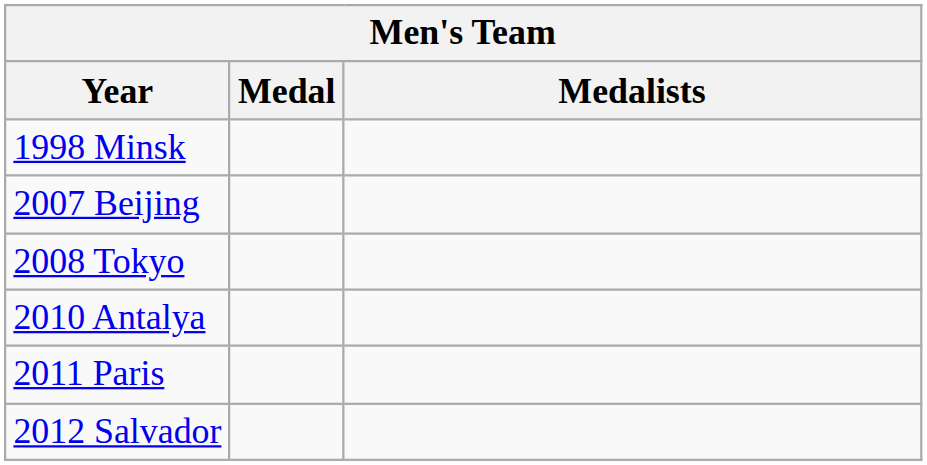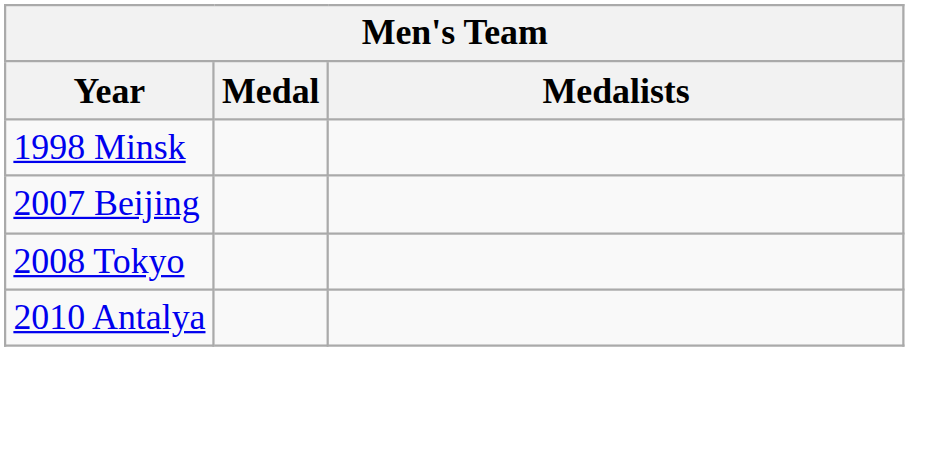- row: (89, 373)
- row: (117, 430)
